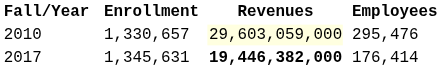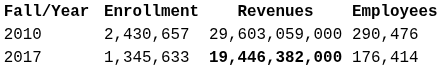(147, 35) 1,330,657 -> (147, 35) 2,430,657
(276, 35) lightyellow background -> (276, 35) no background
(385, 35) 295,476 -> (385, 35) 290,476
(147, 58) 1,345,631 -> (147, 58) 1,345,633
